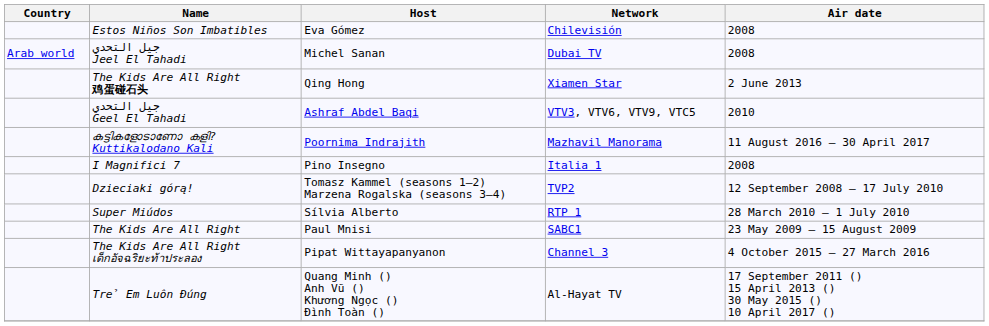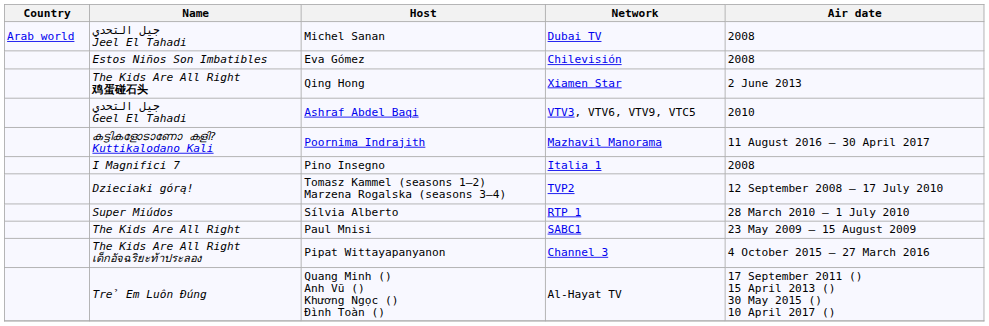rows swapped: (140, 53) <-> (180, 30)
